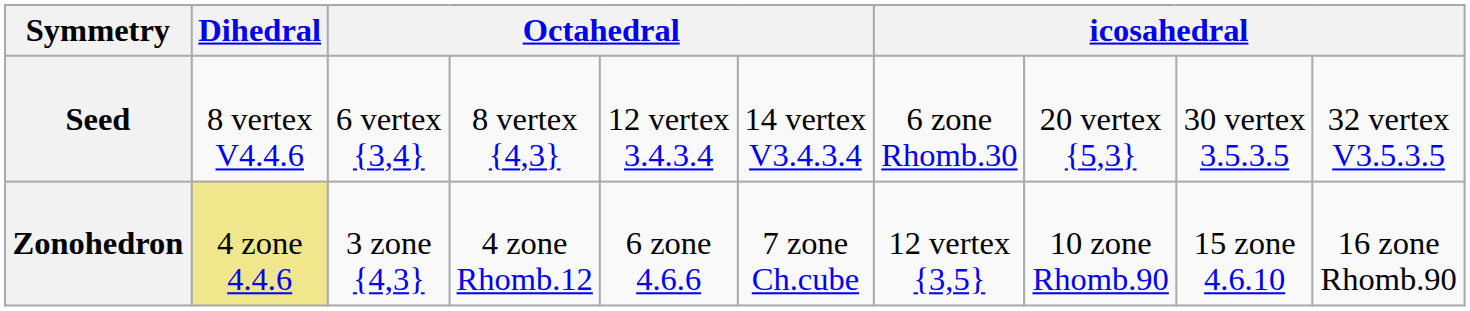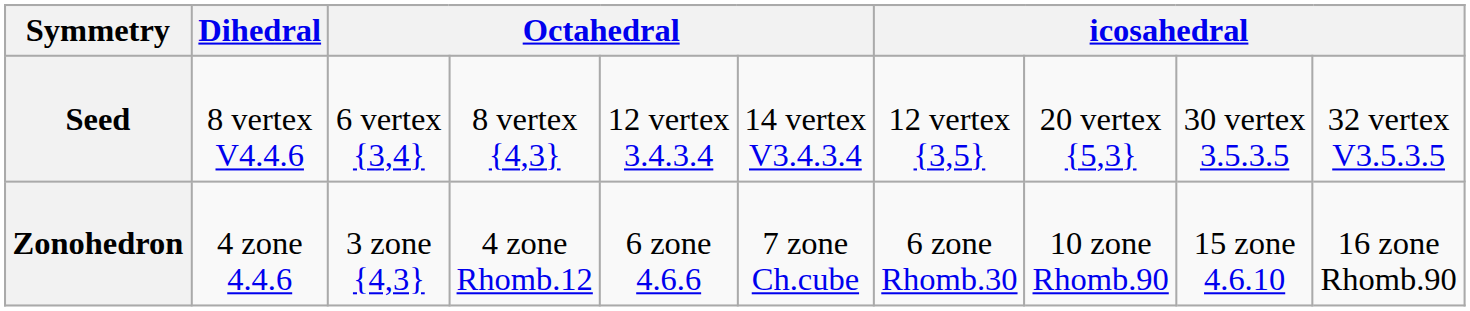(949, 136) 6 zone Rhomb.30 -> (949, 136) 12 vertex {3,5}
(260, 261) khaki background -> (260, 261) no background
(949, 261) 12 vertex {3,5} -> (949, 261) 6 zone Rhomb.30
